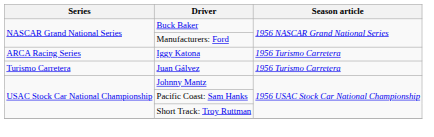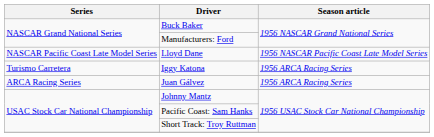+ row: (182, 54)
(44, 54) ARCA Racing Series -> (38, 68) Turismo Carretera
(298, 54) 1956 Turismo Carretera -> (306, 68) 1956 ARCA Racing Series
(38, 68) Turismo Carretera -> (44, 82) ARCA Racing Series
(298, 68) 1956 Turismo Carretera -> (306, 82) 1956 ARCA Racing Series
